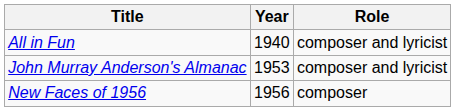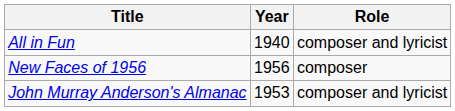rows swapped: (127, 67) <-> (77, 93)
